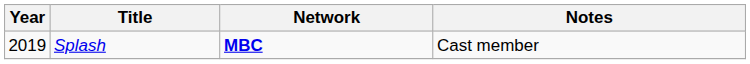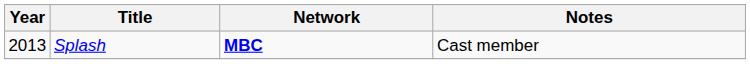(27, 44) 2019 -> (27, 44) 2013
